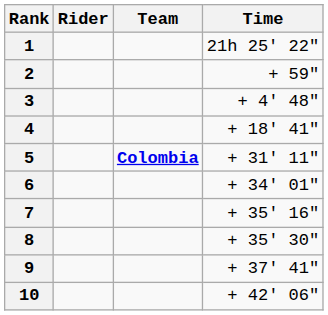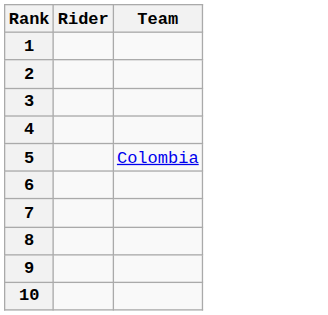- column: (263, 19)
(158, 157) bold -> (158, 157) normal
